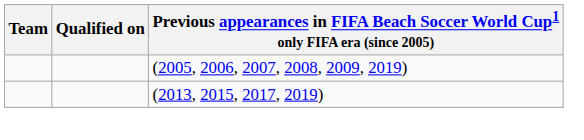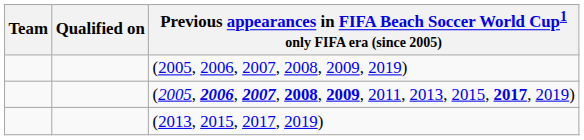+ row: (364, 94)
